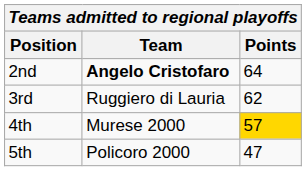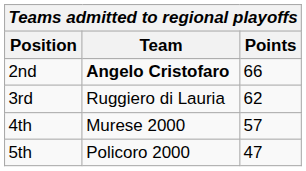(253, 71) 64 -> (253, 71) 66
(253, 125) gold background -> (253, 125) no background
